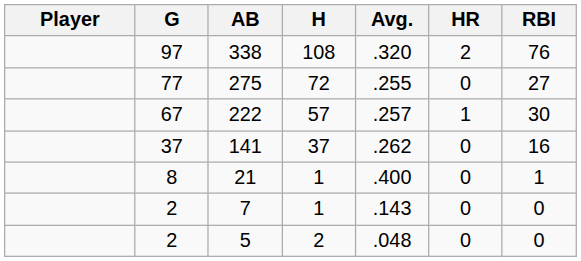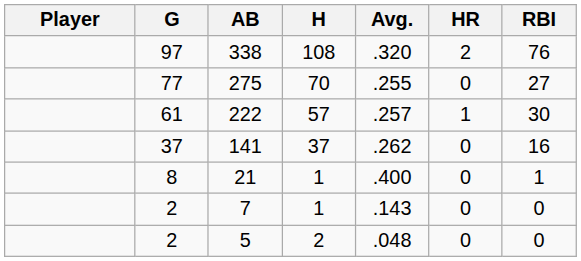(319, 83) 72 -> (319, 83) 70
(172, 114) 67 -> (172, 114) 61
